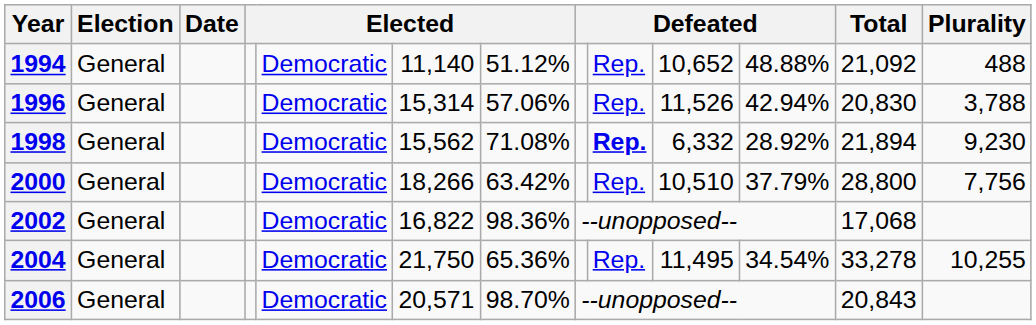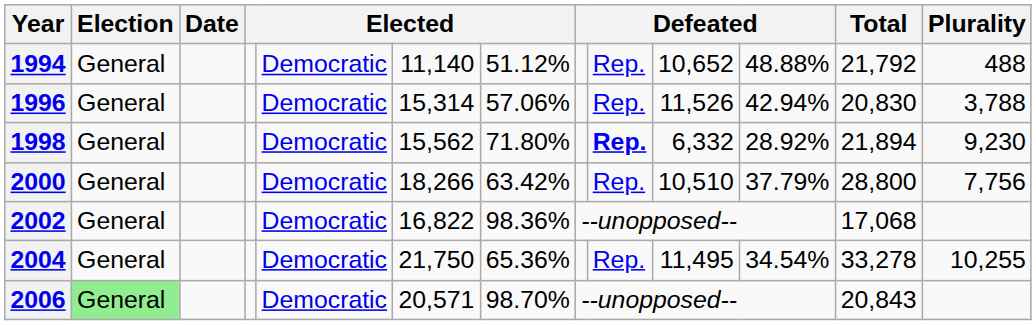(879, 63) 21,092 -> (879, 63) 21,792
(528, 142) 71.08% -> (528, 142) 71.80%
(121, 299) no background -> (121, 299) lightgreen background
